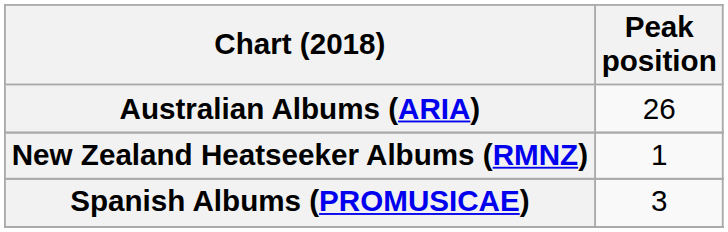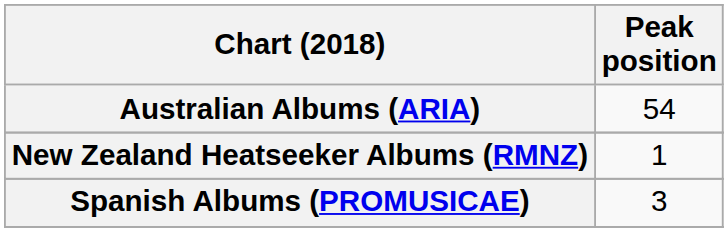(659, 108) 26 -> (659, 108) 54
